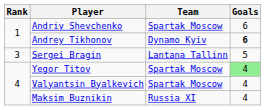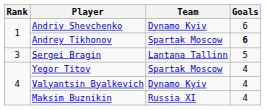(185, 26) Spartak Moscow -> (177, 26) Dynamo Kyiv
(177, 40) Dynamo Kyiv -> (185, 40) Spartak Moscow
(245, 69) lightgreen background -> (245, 69) no background
(185, 84) Spartak Moscow -> (177, 84) Dynamo Kyiv
